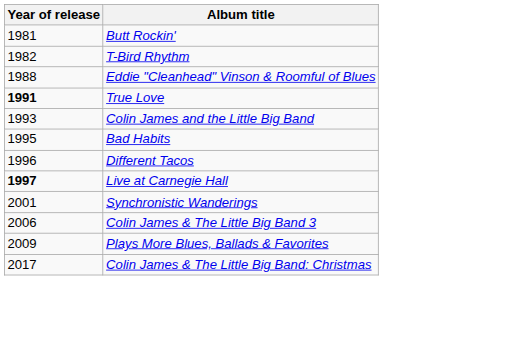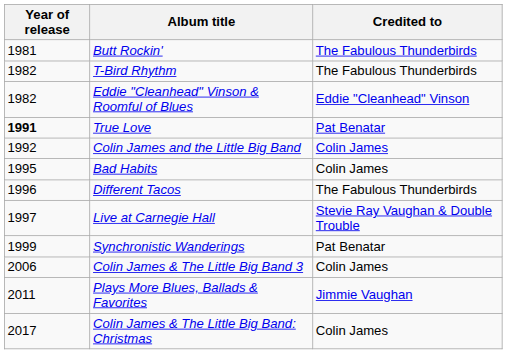+ column: (407, 22)
(22, 77) 1988 -> (22, 99) 1982
(22, 118) 1993 -> (22, 148) 1992
(22, 181) bold -> (22, 218) normal
(22, 202) 2001 -> (22, 246) 1999
(22, 243) 2009 -> (22, 295) 2011
